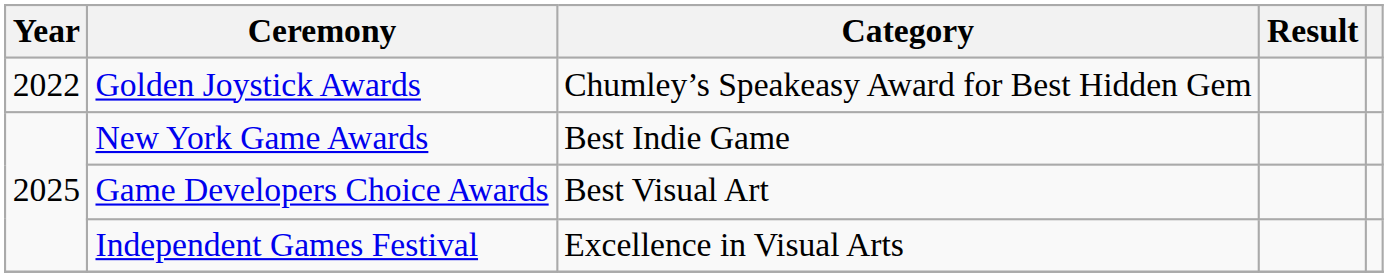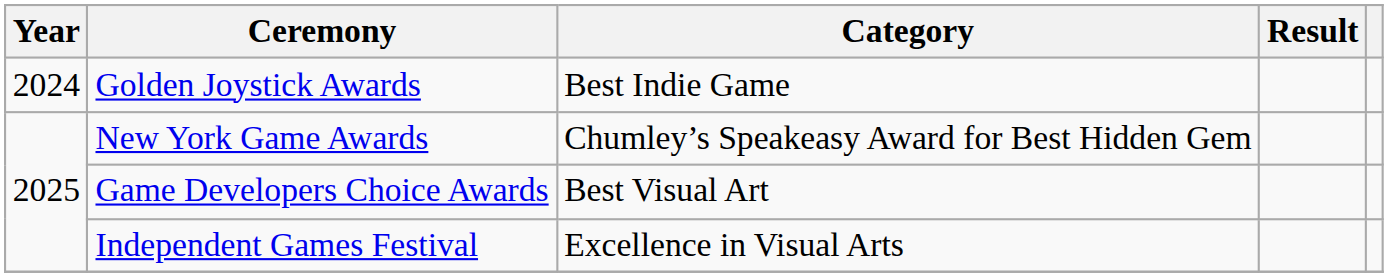(46, 84) 2022 -> (46, 84) 2024
(908, 84) Chumley’s Speakeasy Award for Best Hidden Gem -> (677, 84) Best Indie Game
(677, 137) Best Indie Game -> (908, 137) Chumley’s Speakeasy Award for Best Hidden Gem
